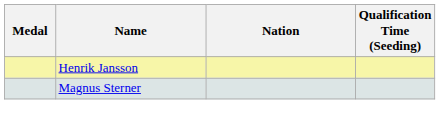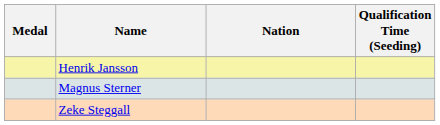+ row: (94, 110)
